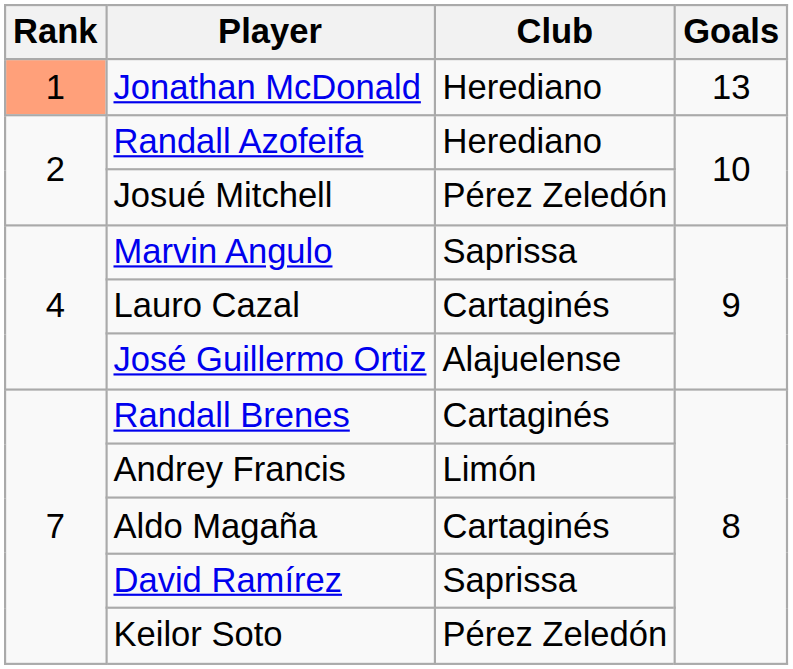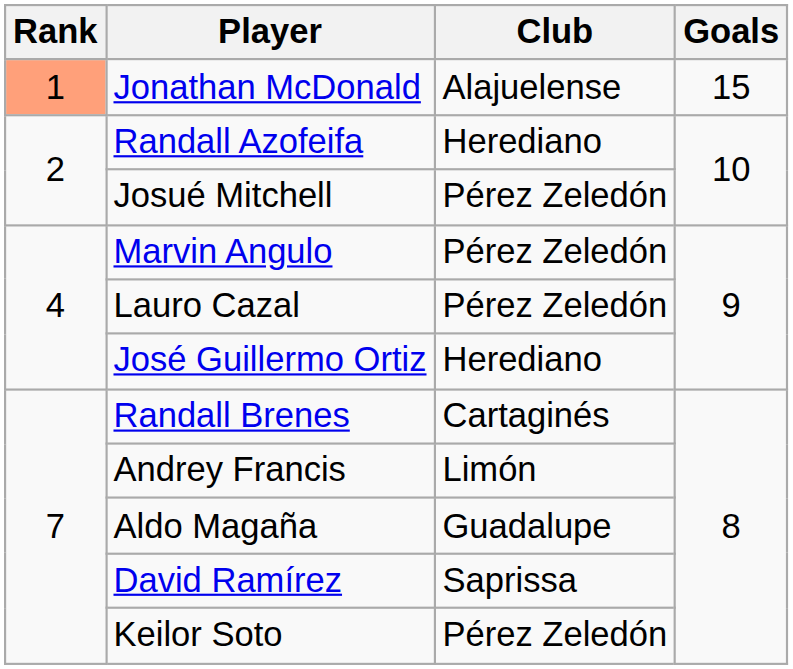(522, 86) Herediano -> (532, 86) Alajuelense
(731, 86) 13 -> (731, 86) 15
(510, 251) Saprissa -> (555, 251) Pérez Zeledón
(526, 305) Cartaginés -> (555, 305) Pérez Zeledón
(532, 360) Alajuelense -> (522, 360) Herediano
(526, 525) Cartaginés -> (527, 525) Guadalupe
